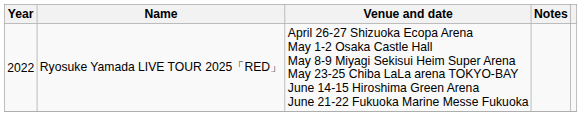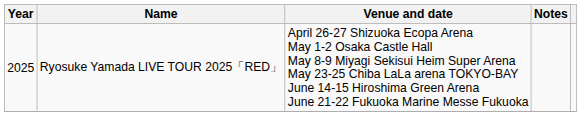(21, 67) 2022 -> (21, 67) 2025
